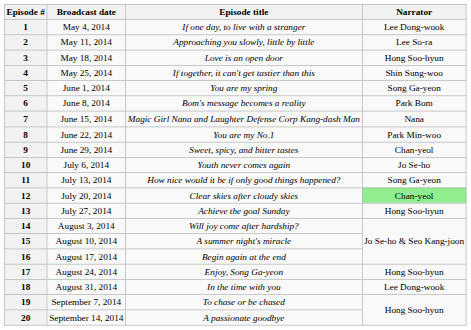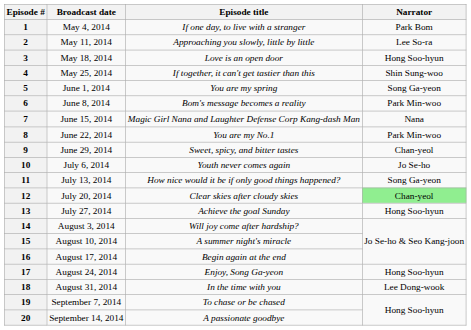(414, 27) Lee Dong-wook -> (414, 27) Park Bom
(414, 104) Park Bom -> (414, 104) Park Min-woo
